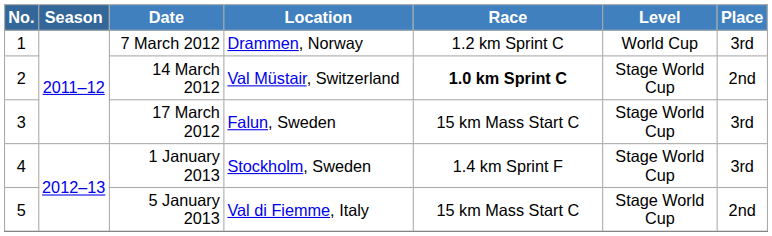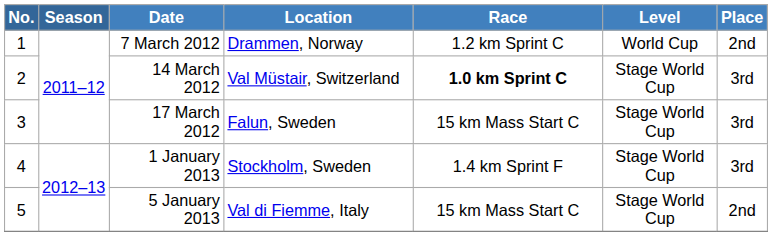(742, 43) 3rd -> (742, 43) 2nd
(742, 78) 2nd -> (742, 78) 3rd
